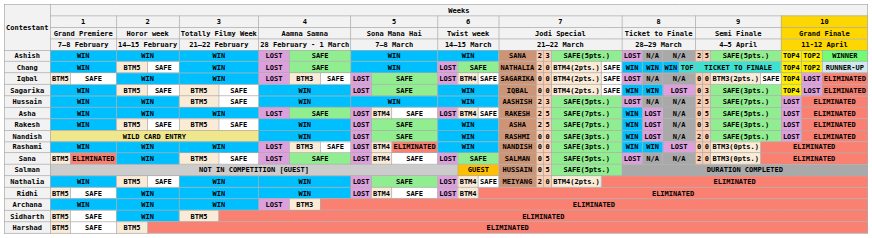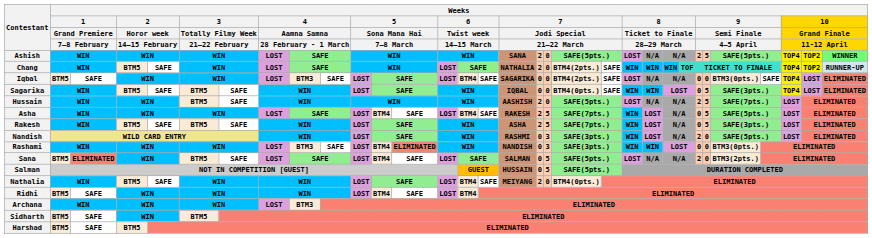(548, 56) 3 -> (548, 56) 0
(736, 78) BTM3(2pts.) -> (736, 78) BTM3(0pts.)
(577, 90) BTM4(2pts.) -> (577, 90) BTM4(0pts.)
(707, 90) 3 -> (707, 90) 5
(548, 101) 3 -> (548, 101) 0
(707, 124) 3 -> (707, 124) 5
(548, 136) 0 -> (548, 136) 3
(548, 147) 0 -> (548, 147) 3
(736, 158) BTM3(0pts.) -> (736, 158) BTM3(2pts.)
(577, 181) BTM4(2pts.) -> (577, 181) BTM4(0pts.)
